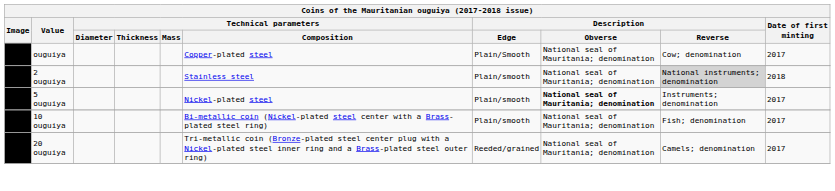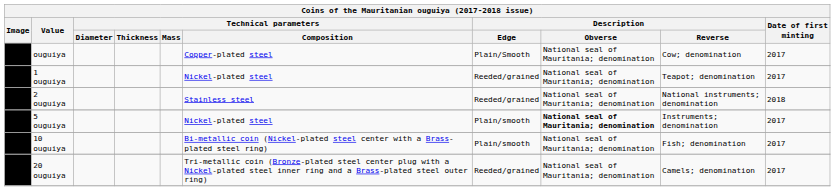+ row: (49, 76)
(502, 76) Plain/smooth -> (507, 98) Reeded/grained
(711, 76) lightgrey background -> (711, 98) no background
